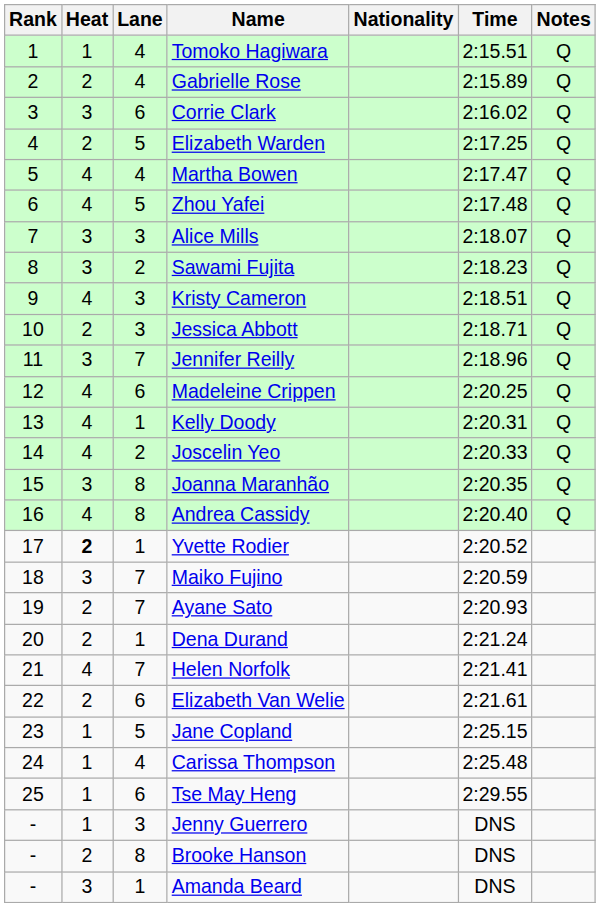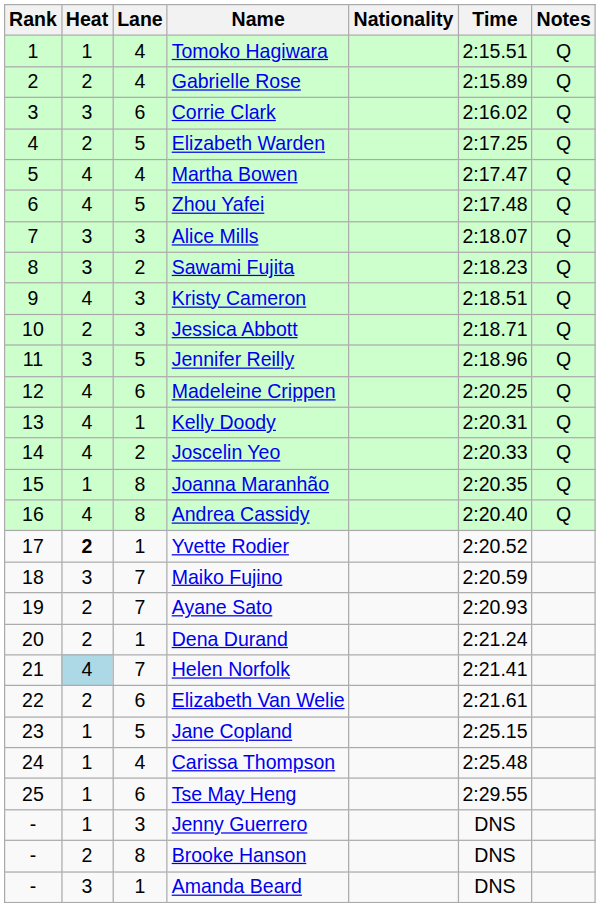(140, 360) 7 -> (140, 360) 5
(87, 484) 3 -> (87, 484) 1
(87, 670) no background -> (87, 670) lightblue background
